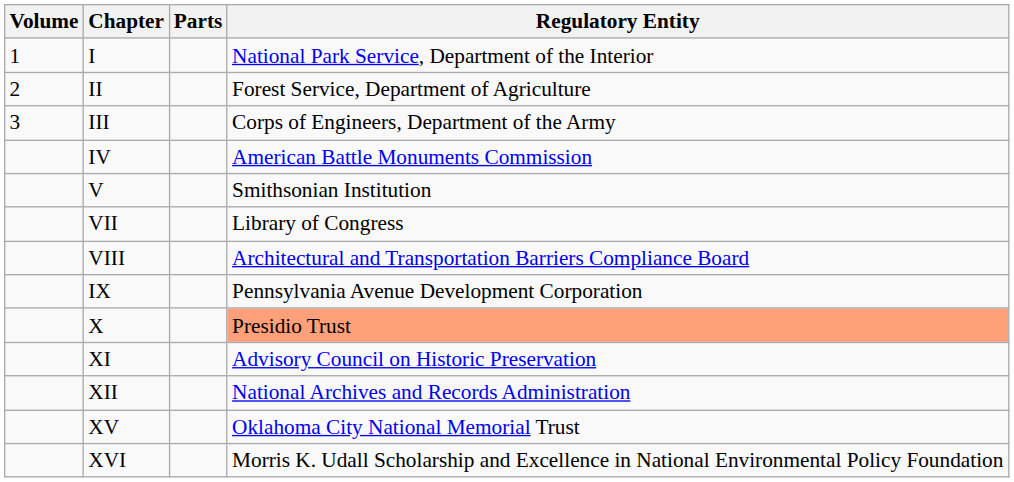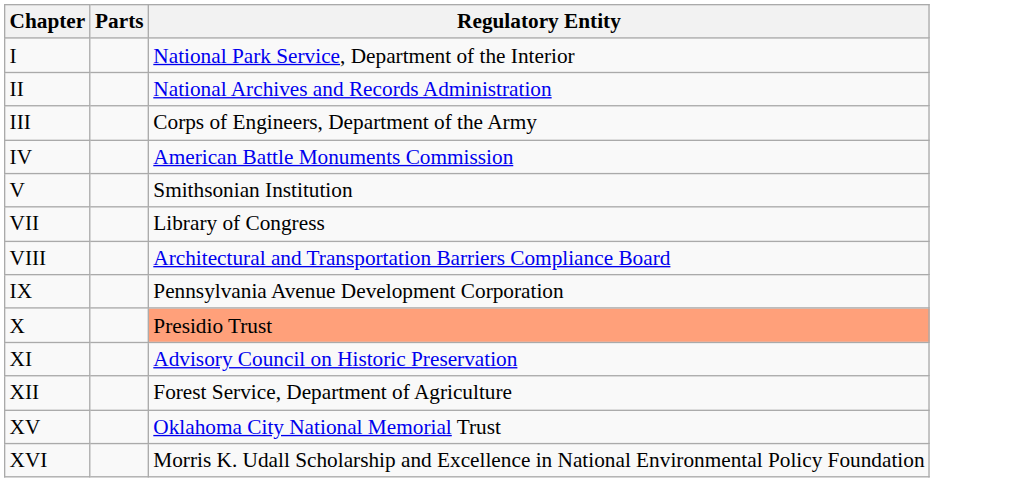- column: (44, 21)
(411, 88) Forest Service, Department of Agriculture -> (352, 88) National Archives and Records Administration
(431, 392) National Archives and Records Administration -> (333, 392) Forest Service, Department of Agriculture
